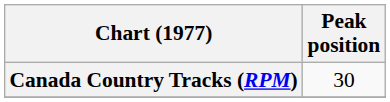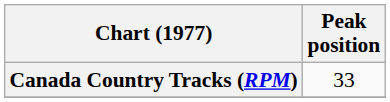(344, 79) 30 -> (344, 79) 33
